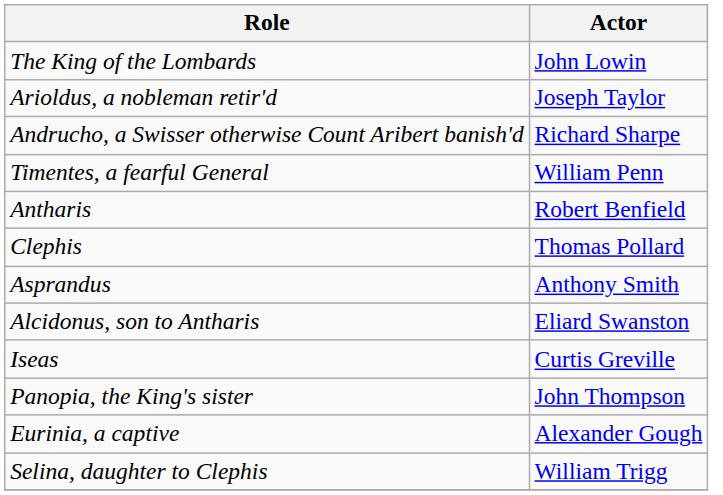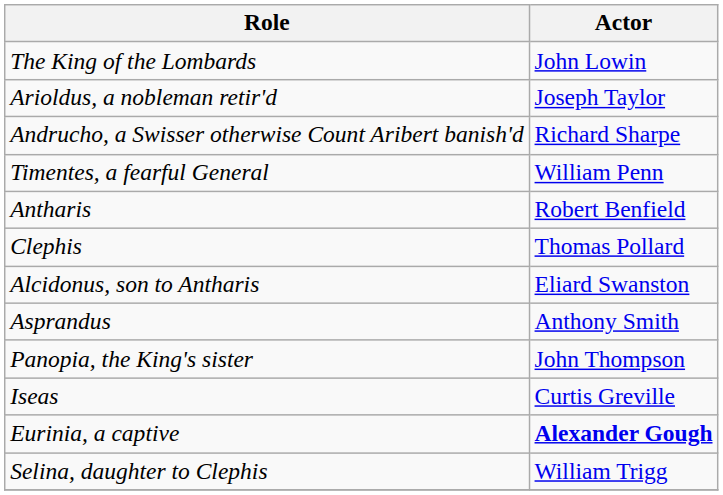rows swapped: (135, 321) <-> (60, 284)
rows swapped: (34, 358) <-> (132, 396)
(618, 433) normal -> (624, 433) bold
